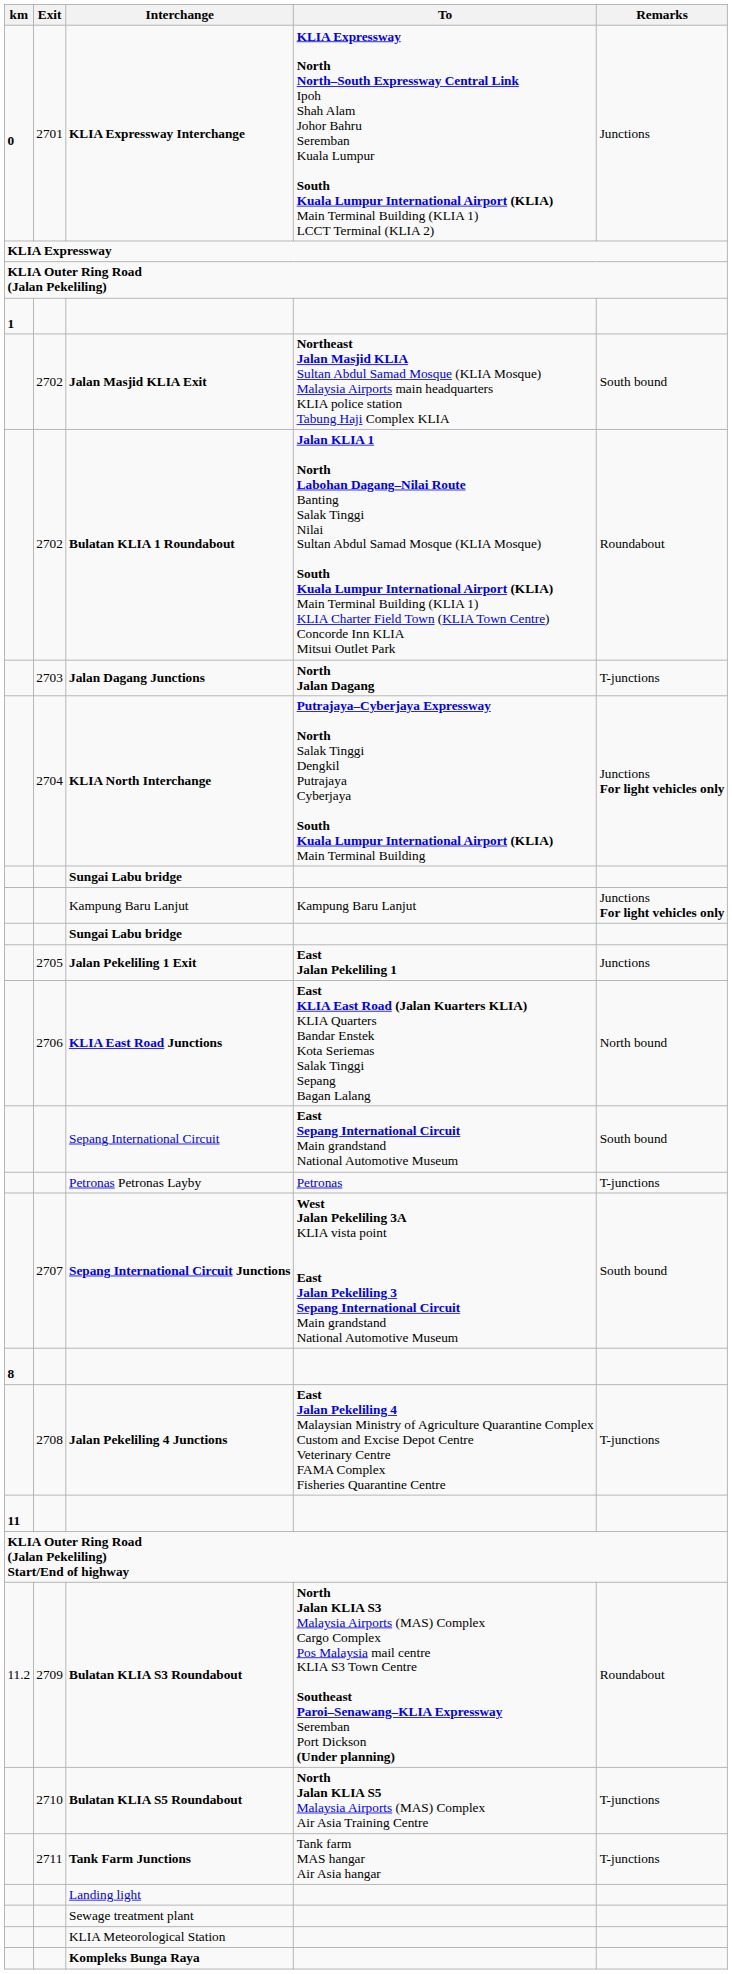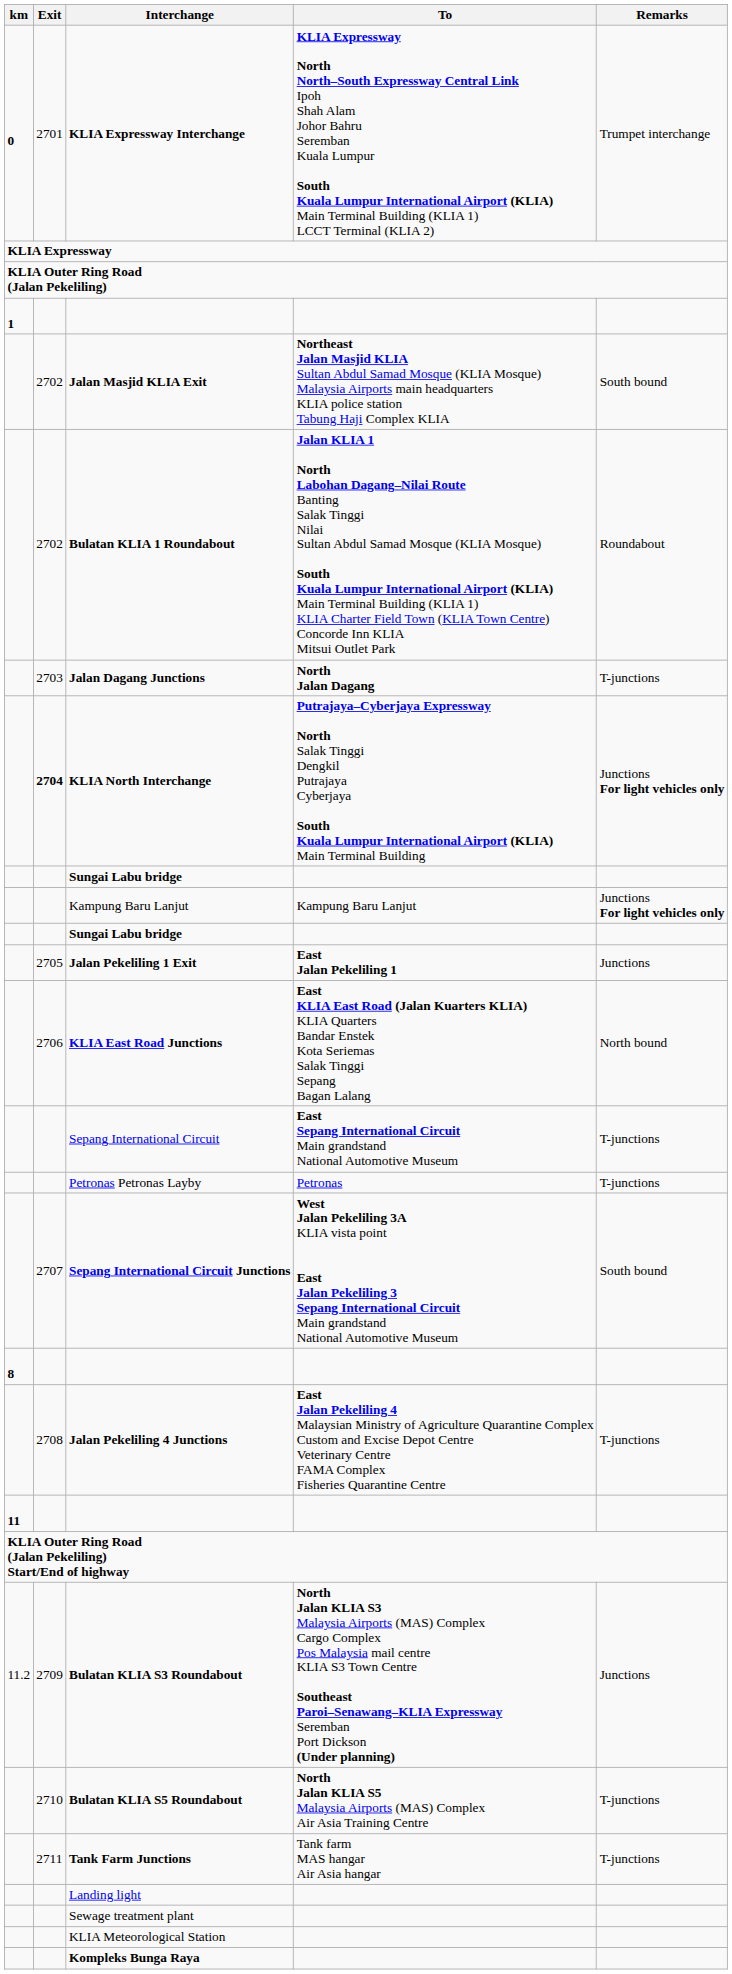(625, 133) Junctions -> (655, 133) Trumpet interchange
(50, 781) normal -> (50, 781) bold
(633, 1139) South bound -> (630, 1139) T-junctions
(632, 1674) Roundabout -> (625, 1674) Junctions
